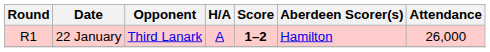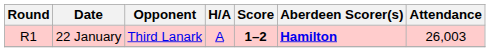(306, 36) normal -> (309, 36) bold
(446, 36) 26,000 -> (446, 36) 26,003
